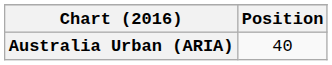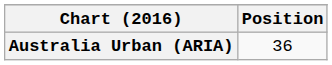(283, 46) 40 -> (283, 46) 36
